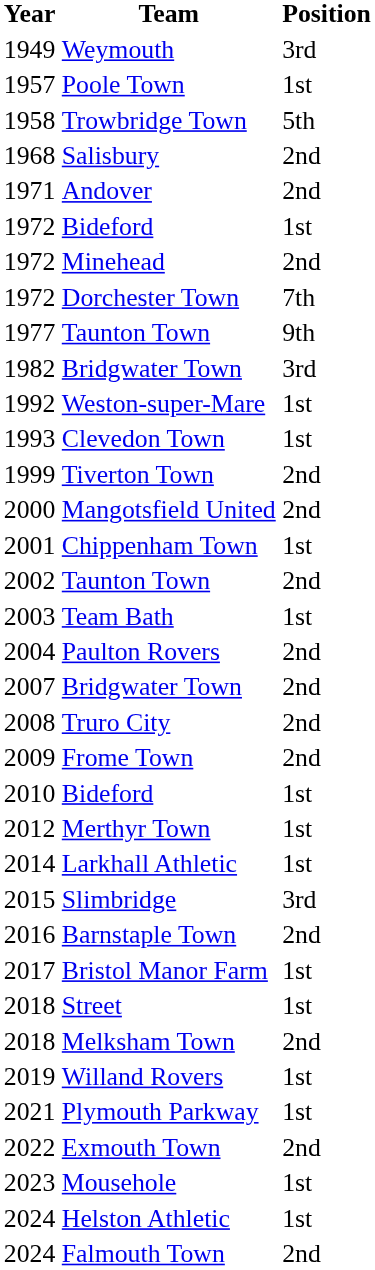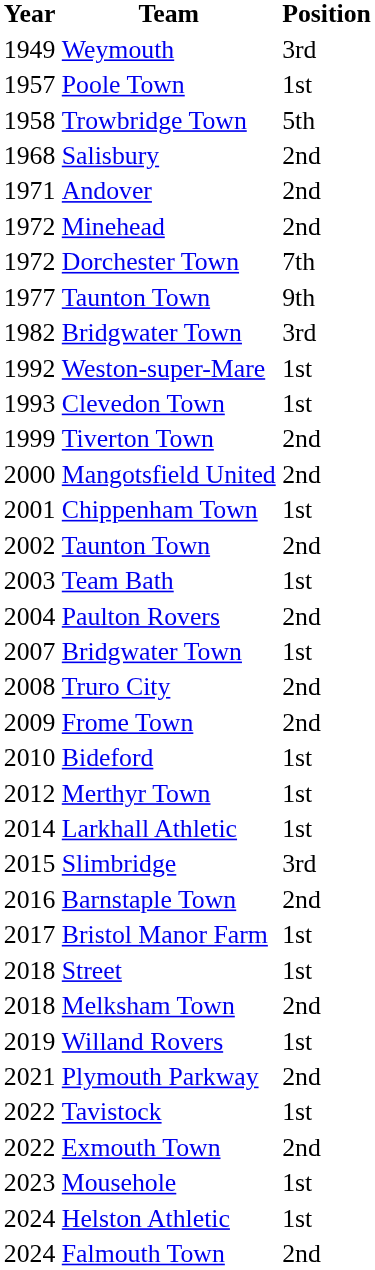- row: (30, 226)
(301, 686) 2nd -> (297, 651) 1st
(297, 1112) 1st -> (301, 1076) 2nd
+ row: (30, 1112)
